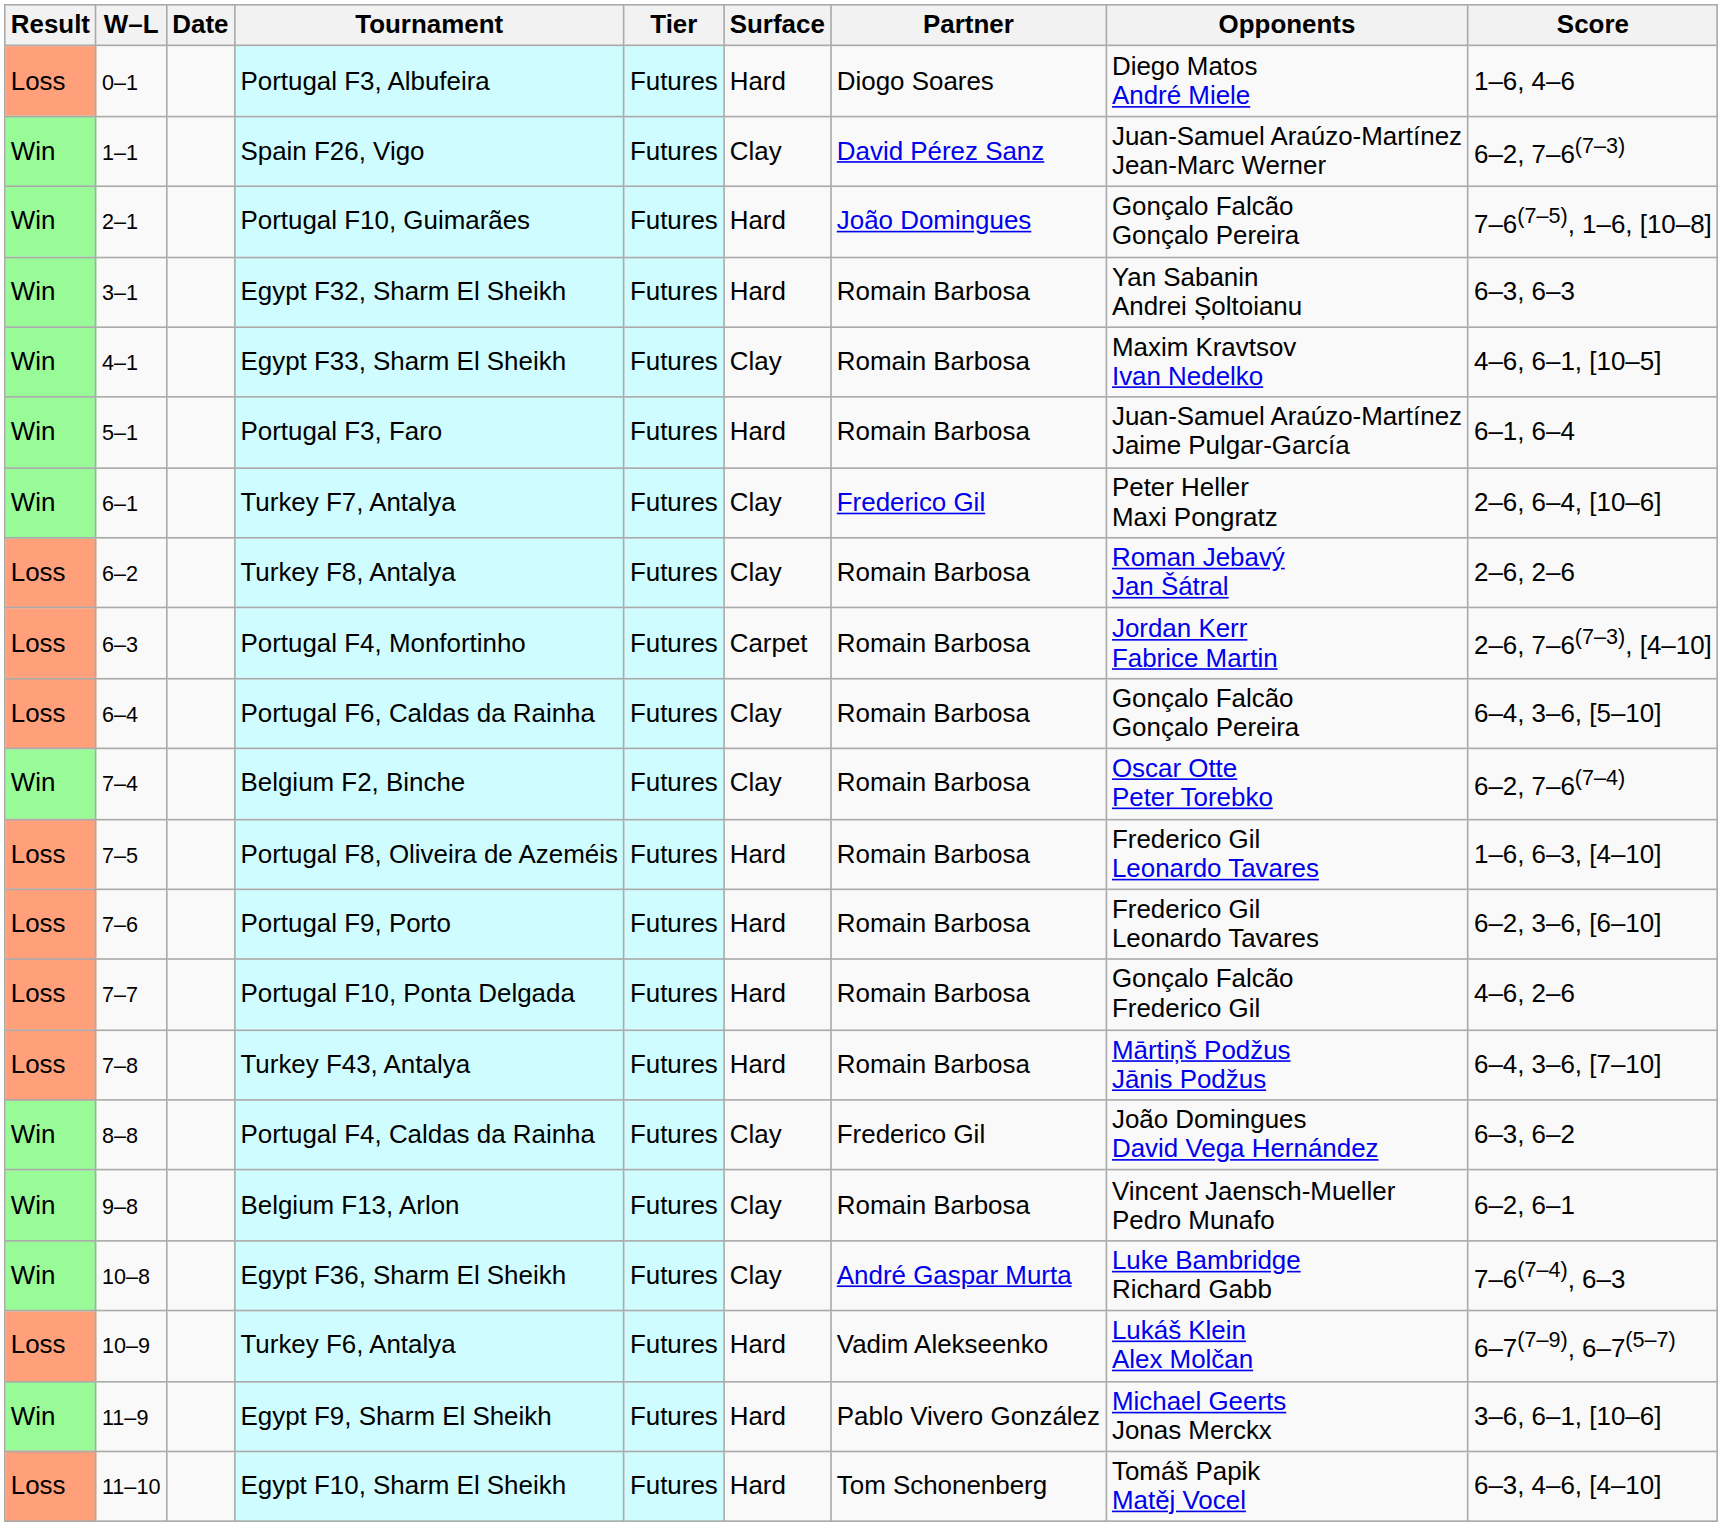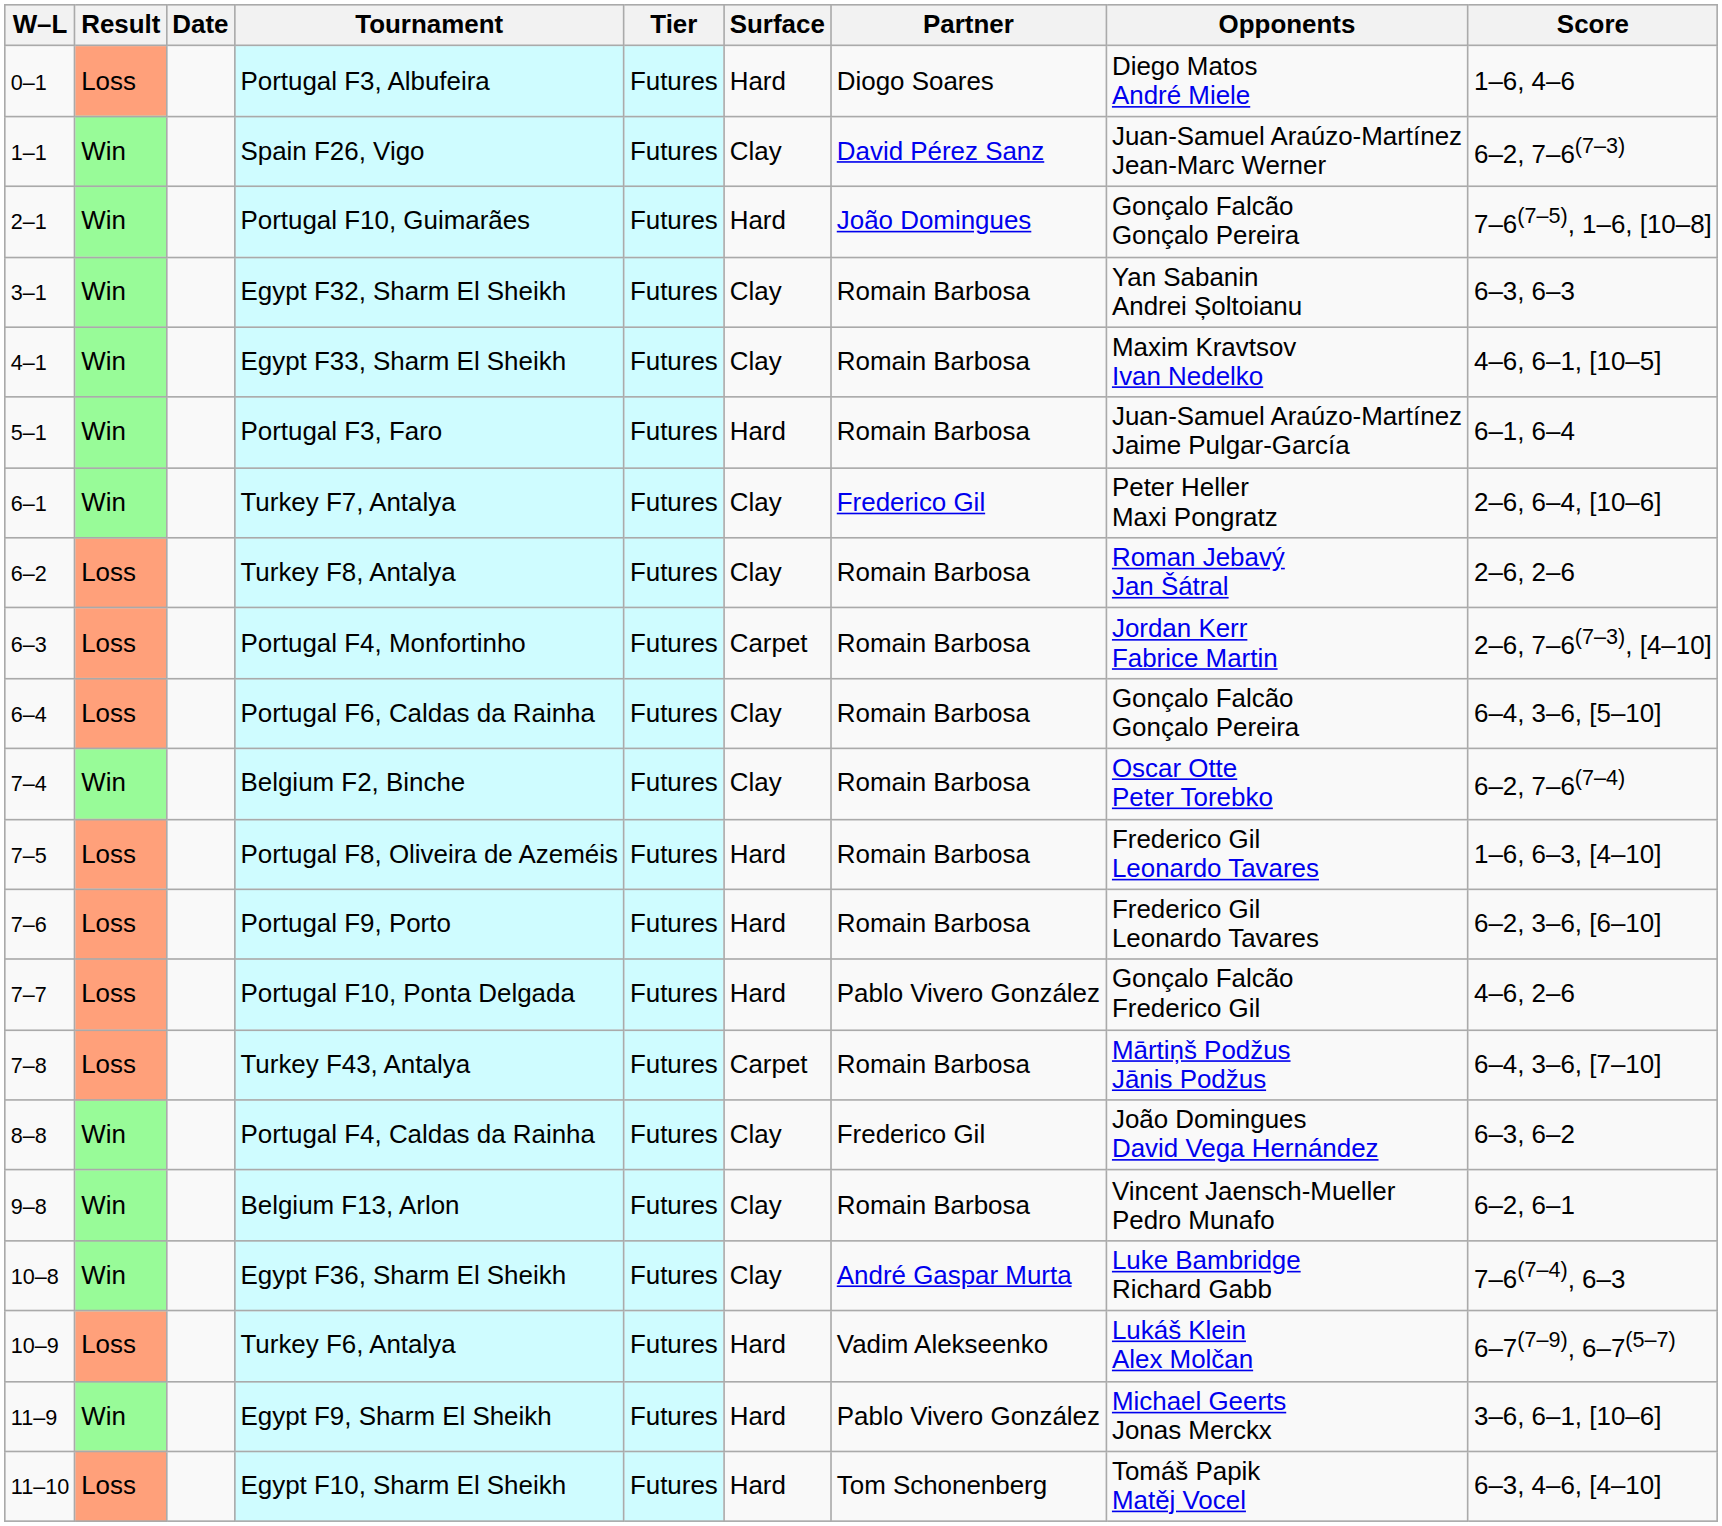columns swapped: (50, 25) <-> (131, 25)
(758, 291) Hard -> (756, 291) Clay
(933, 994) Romain Barbosa -> (968, 994) Pablo Vivero González
(758, 1064) Hard -> (769, 1064) Carpet
